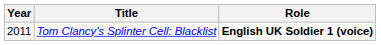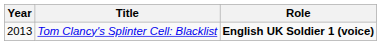(19, 31) 2011 -> (20, 31) 2013
